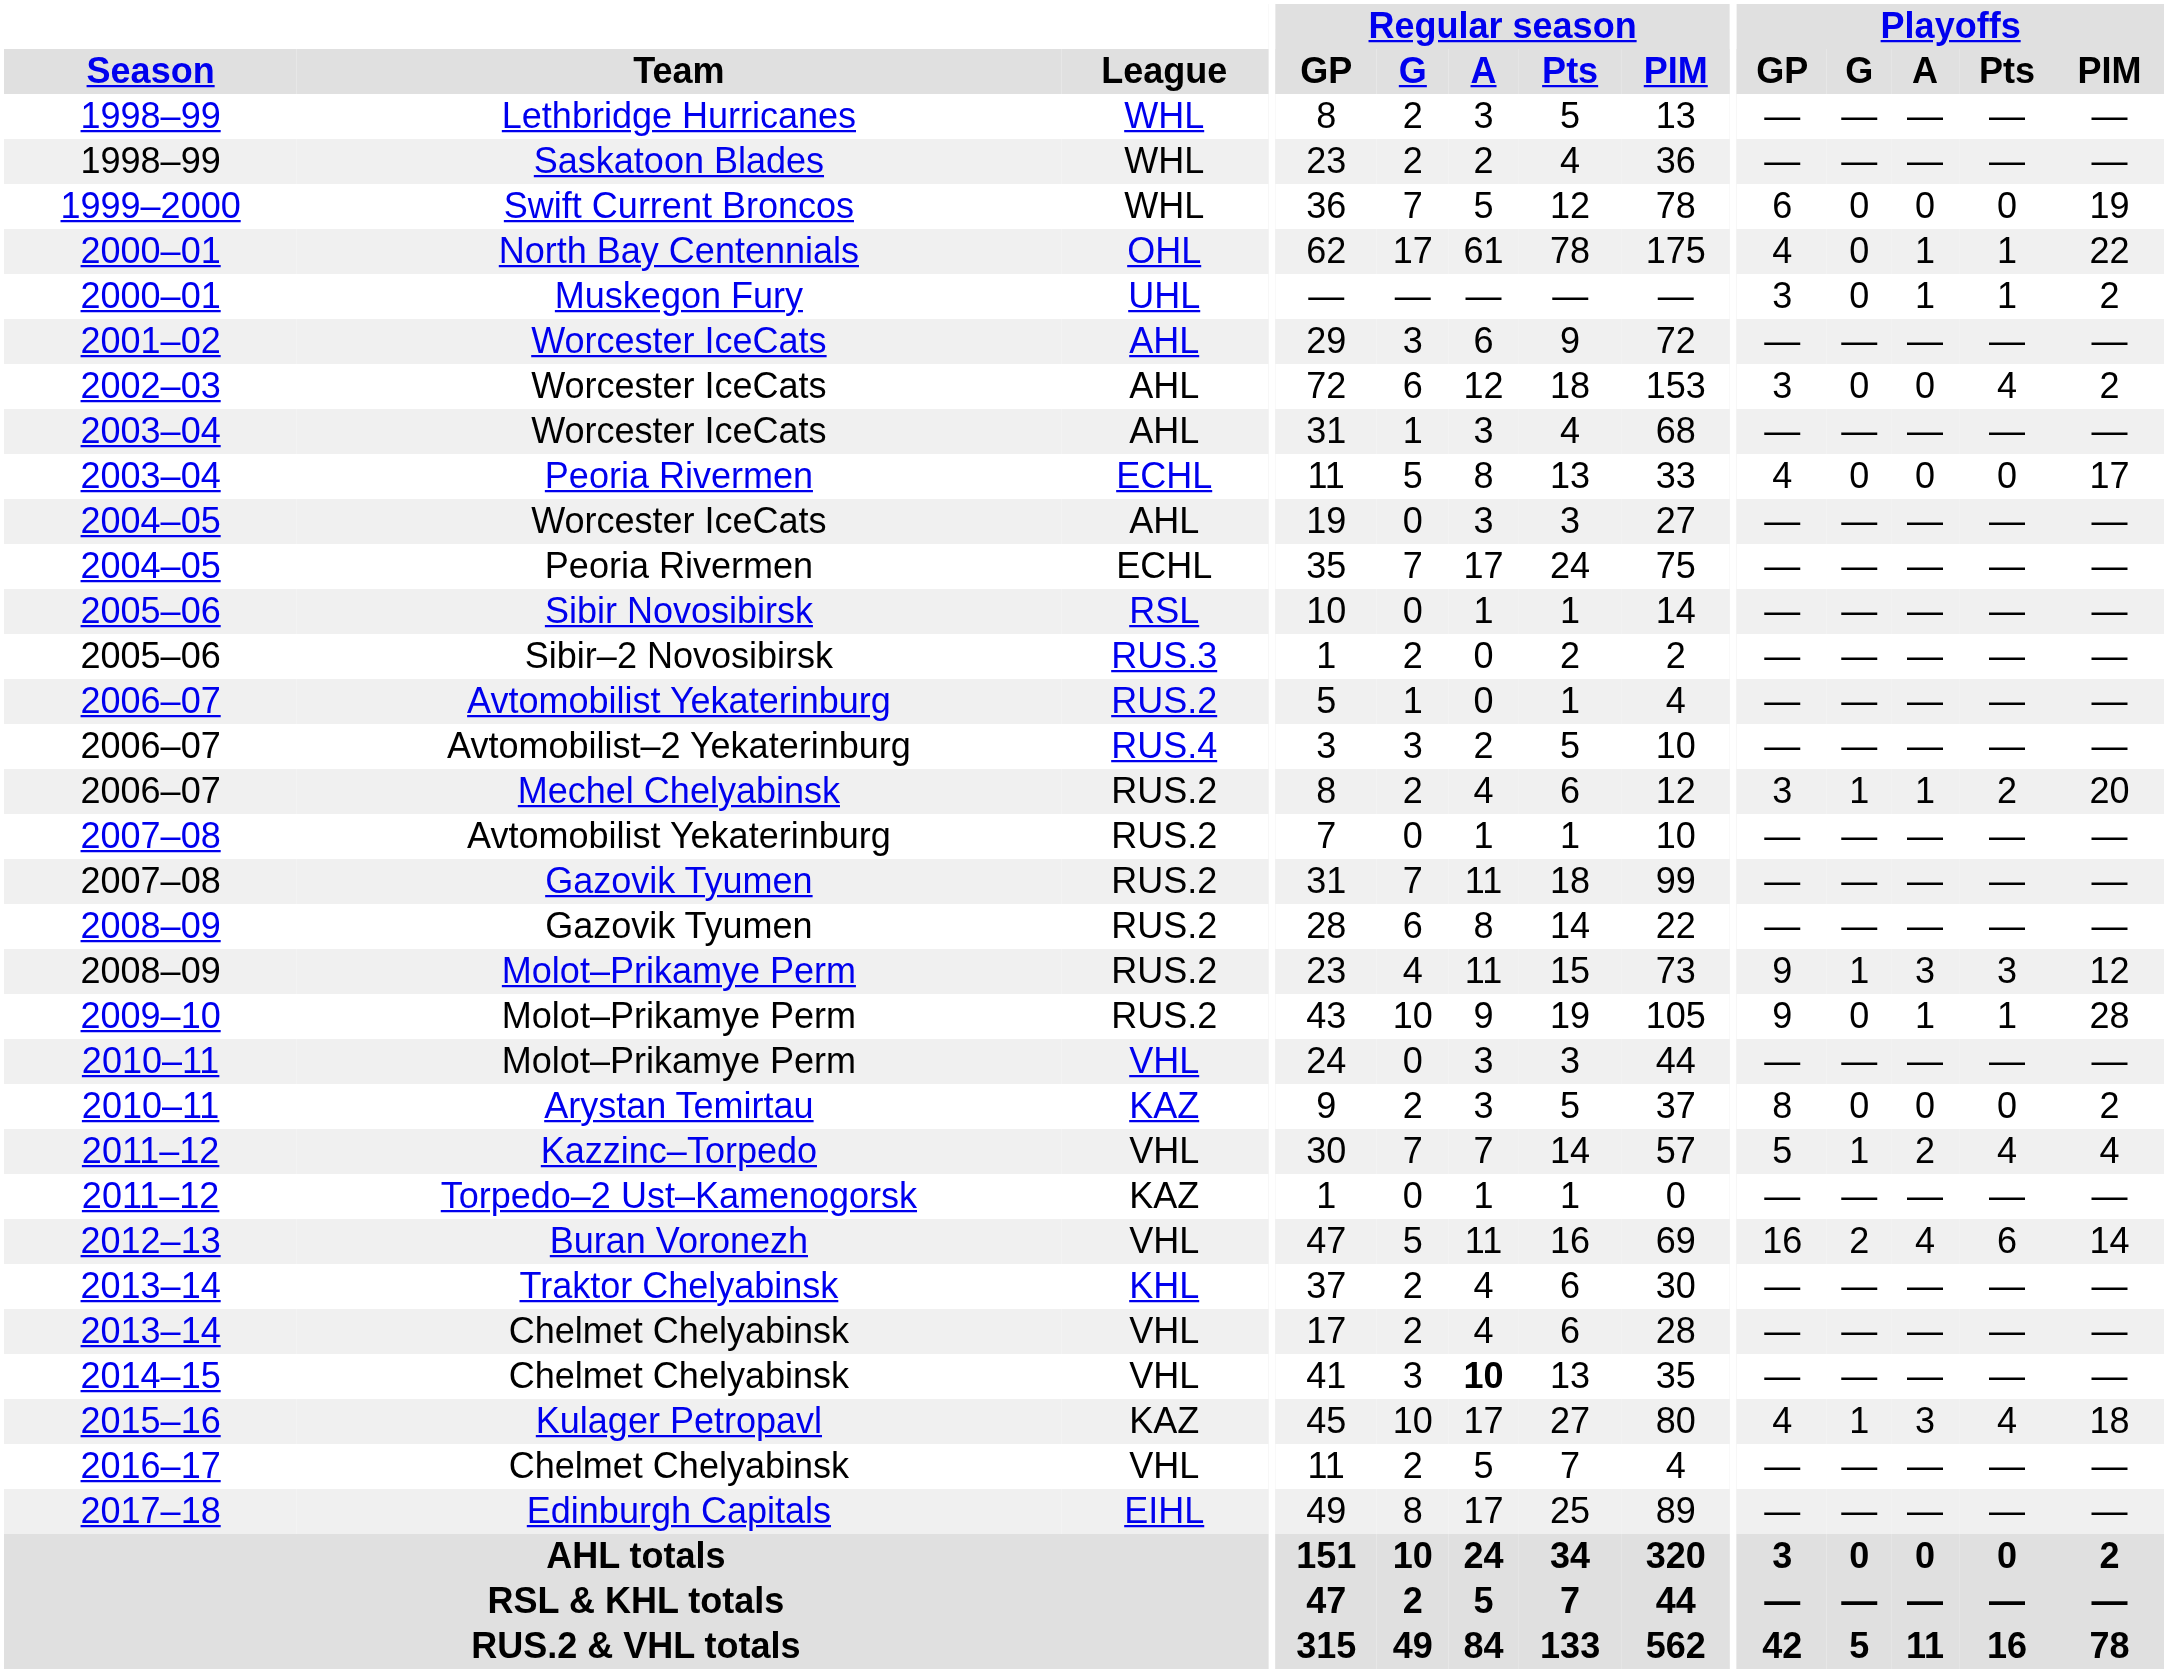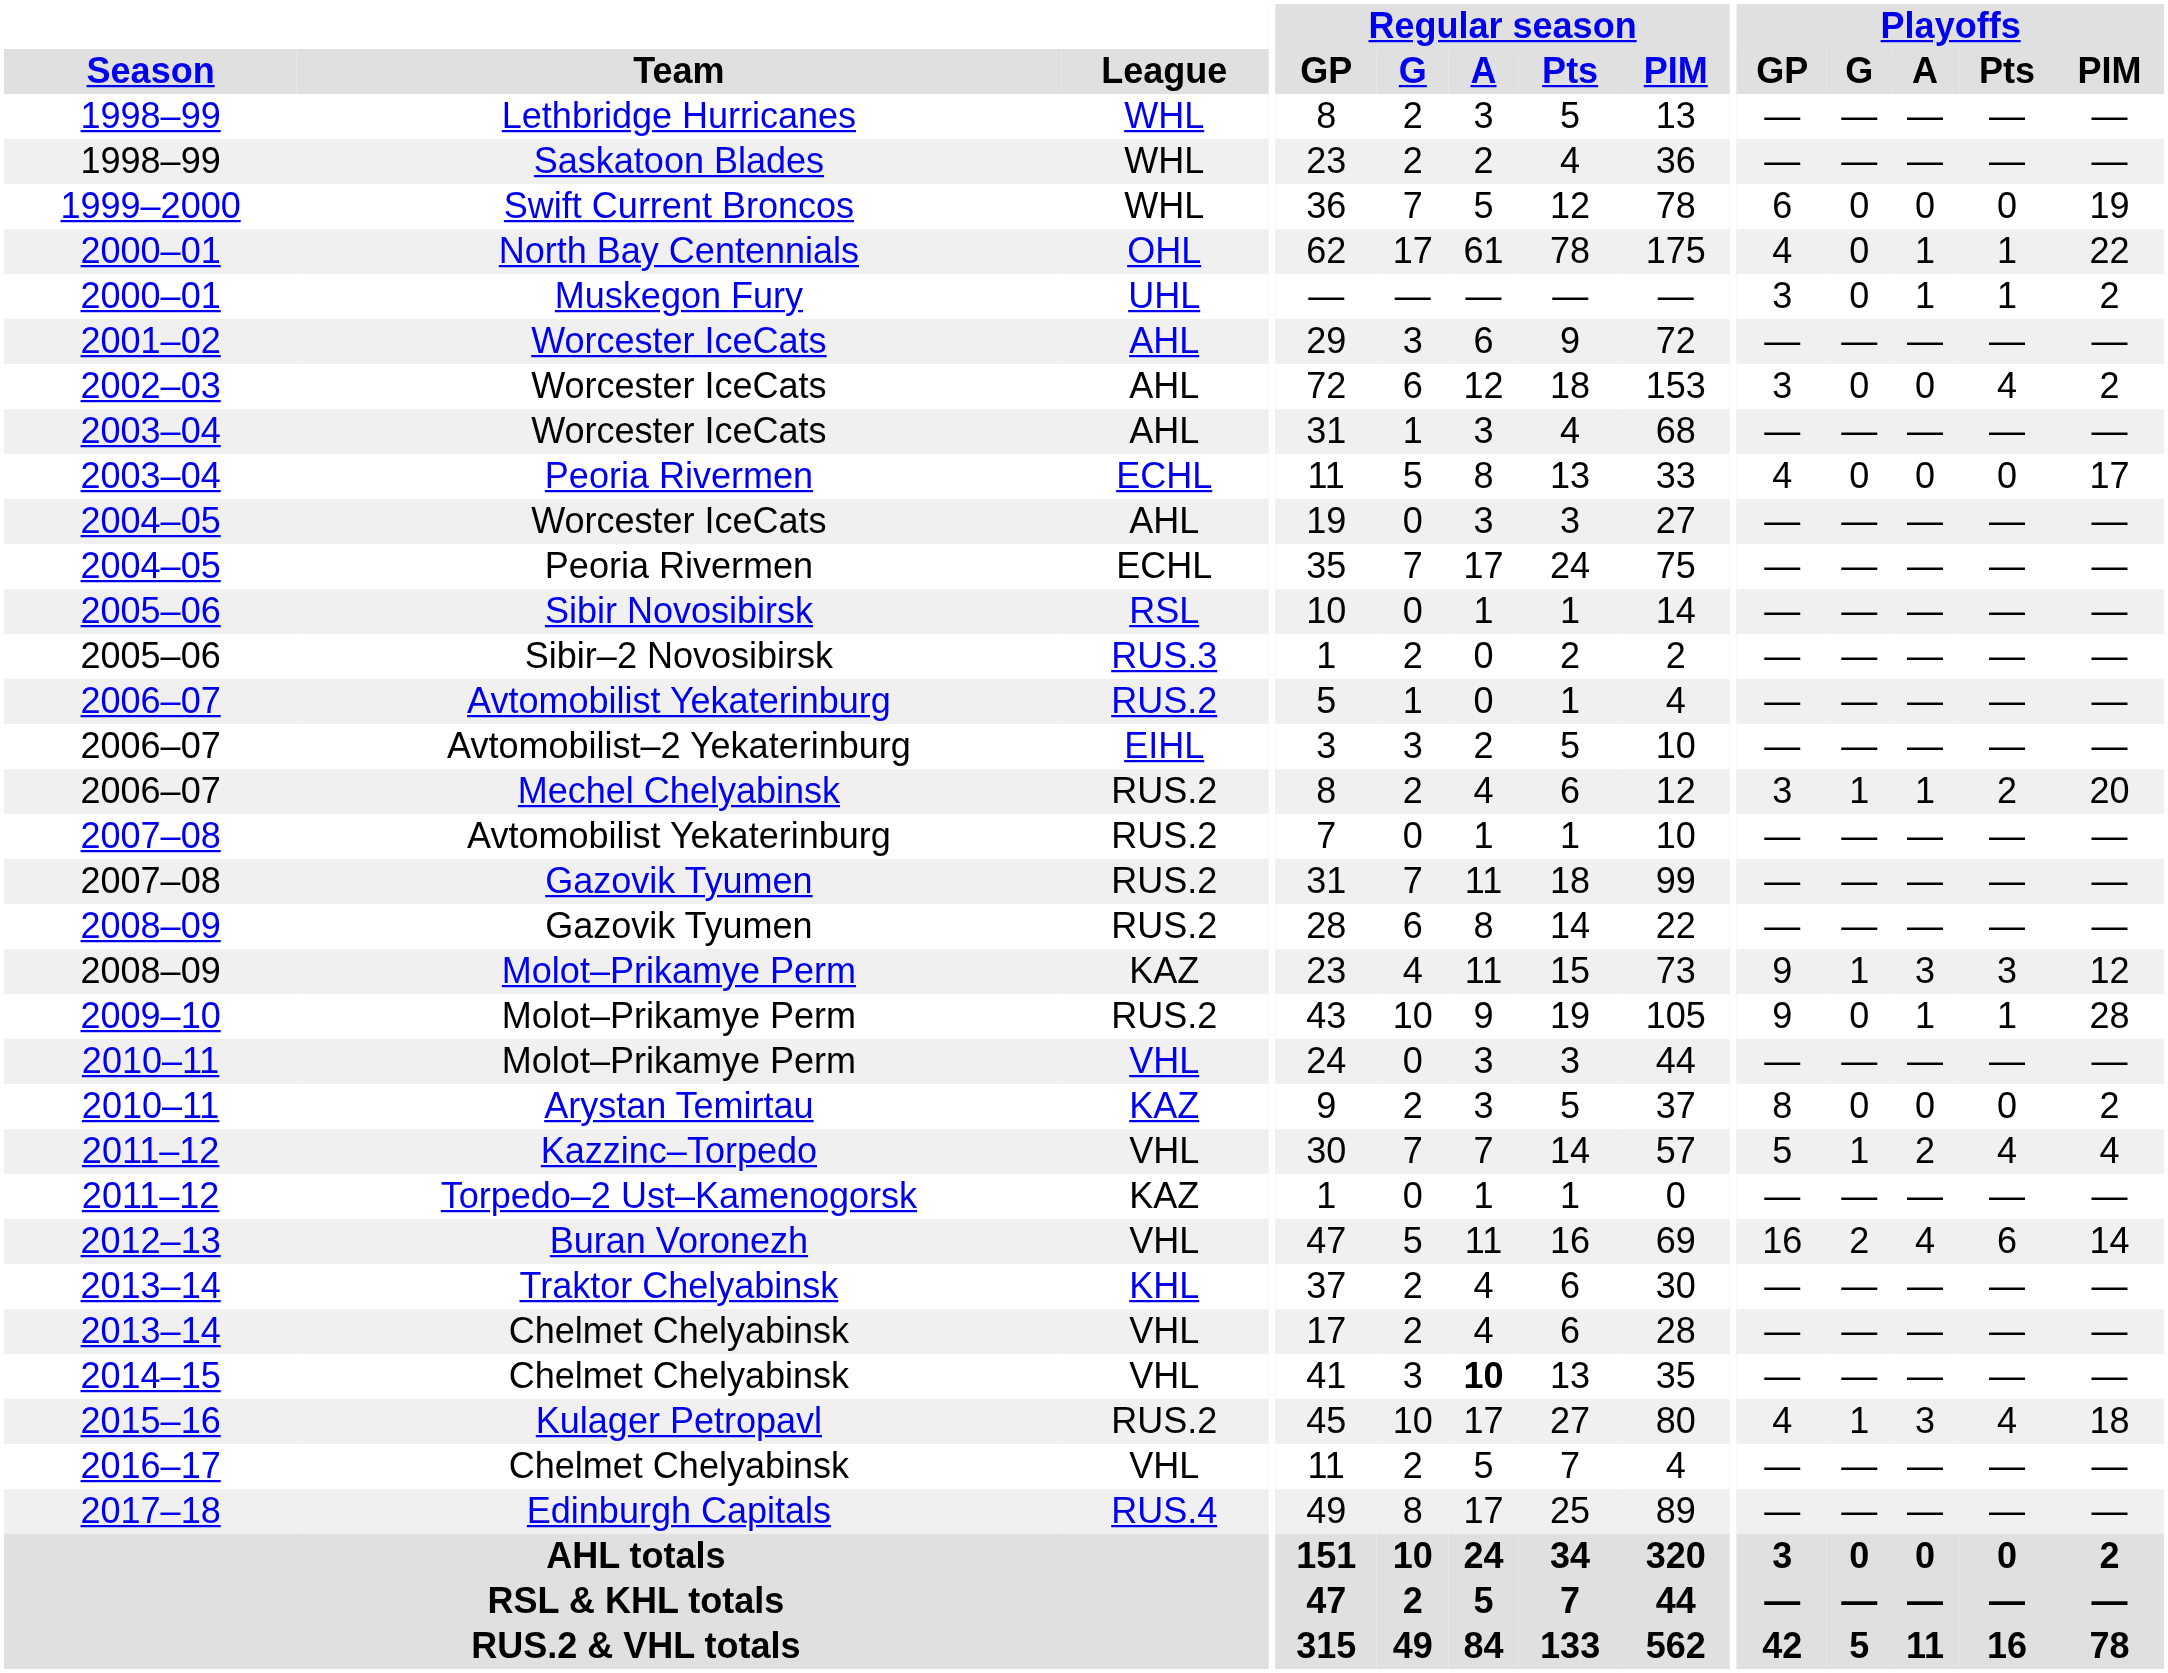(1164, 745) RUS.4 -> (1164, 745) EIHL
(1164, 970) RUS.2 -> (1164, 970) KAZ
(1164, 1420) KAZ -> (1164, 1420) RUS.2
(1164, 1510) EIHL -> (1164, 1510) RUS.4
